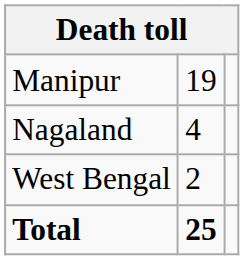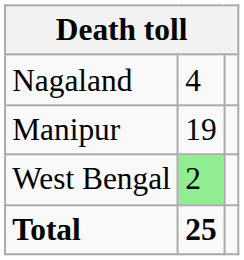rows swapped: (66, 79) <-> (72, 129)
(193, 178) no background -> (193, 178) lightgreen background
